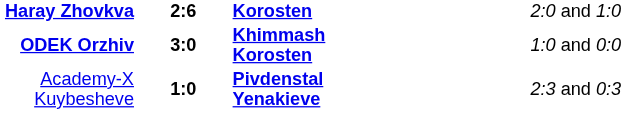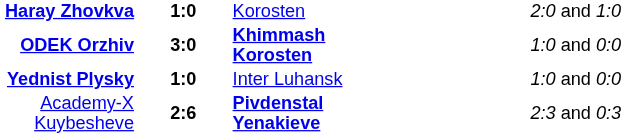(183, 10) 2:6 -> (183, 10) 1:0
(272, 10) bold -> (269, 10) normal
+ row: (70, 78)
(183, 88) 1:0 -> (183, 112) 2:6
